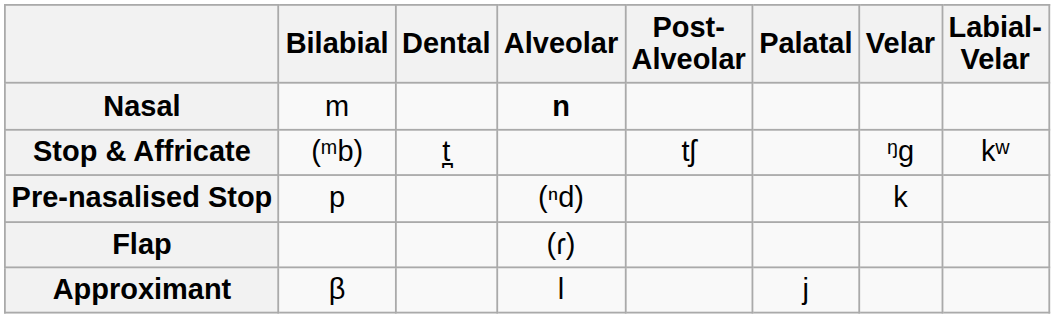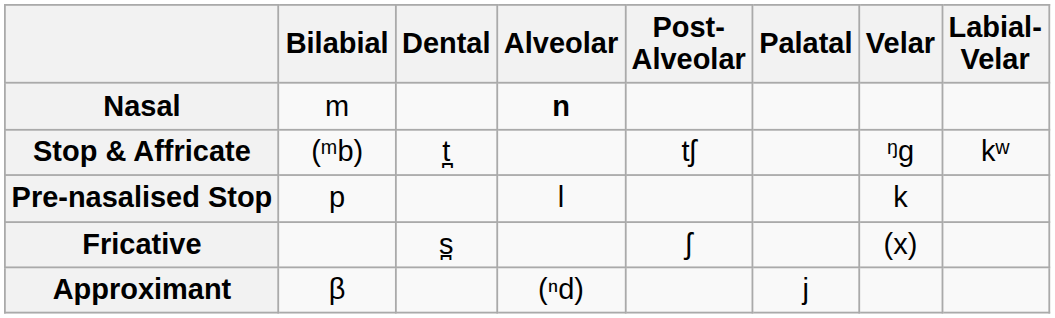(561, 197) (ⁿd) -> (561, 197) l
+ row: (142, 243)
- row: (142, 243)
(561, 289) l -> (561, 289) (ⁿd)
